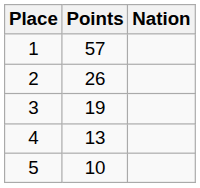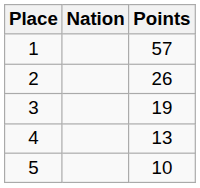columns swapped: (161, 19) <-> (95, 19)
